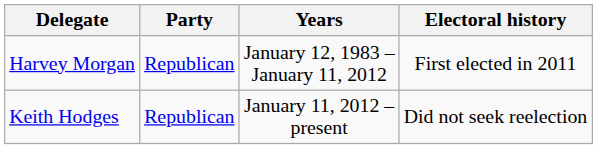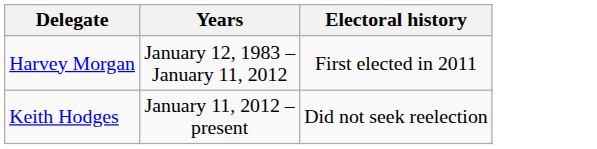- column: (189, 20)
